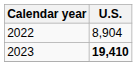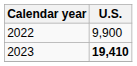(107, 33) 8,904 -> (107, 33) 9,900
